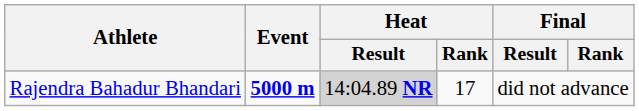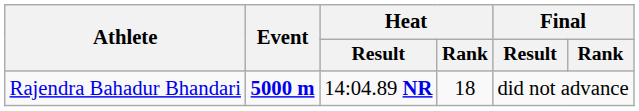(378, 88) lightgrey background -> (378, 88) no background
(465, 88) 17 -> (465, 88) 18
